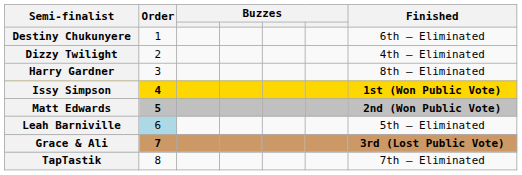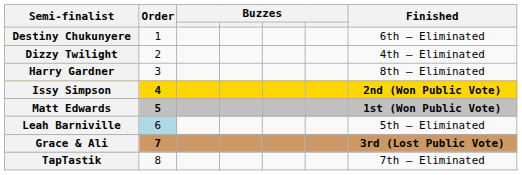(432, 90) 1st (Won Public Vote) -> (432, 90) 2nd (Won Public Vote)
(432, 108) 2nd (Won Public Vote) -> (432, 108) 1st (Won Public Vote)
